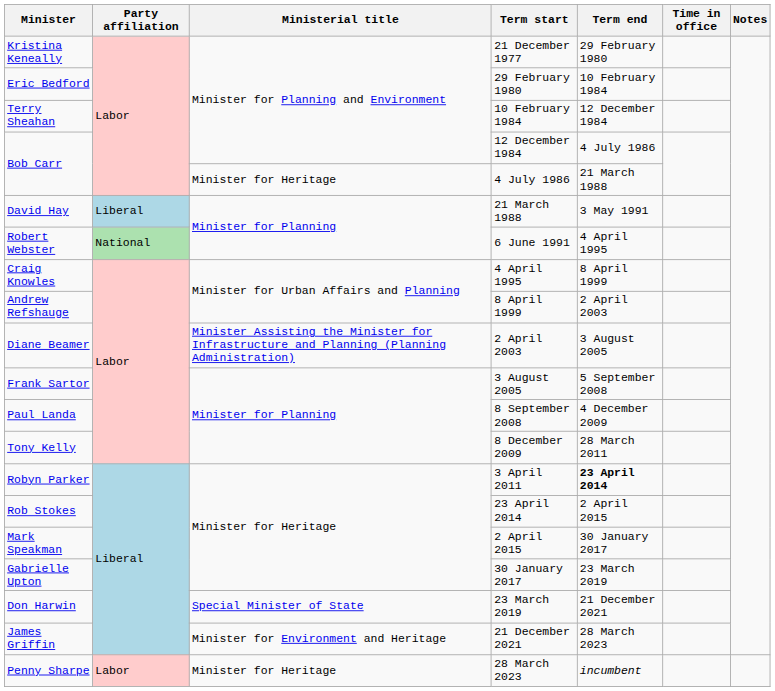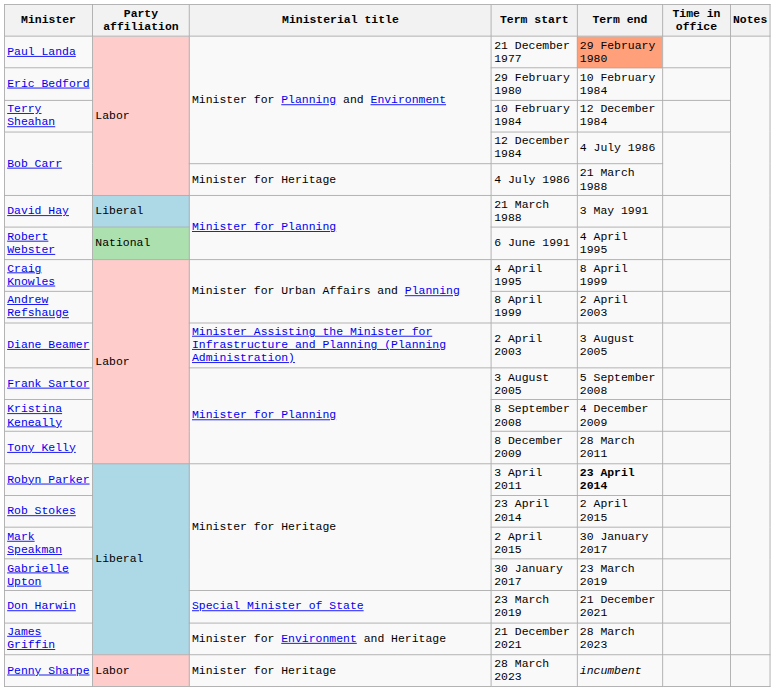(35, 52) Kristina Keneally -> (41, 52) Paul Landa
(618, 52) no background -> (618, 52) lightsalmon background
(41, 416) Paul Landa -> (35, 416) Kristina Keneally
